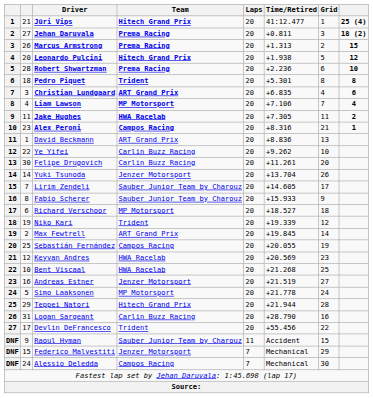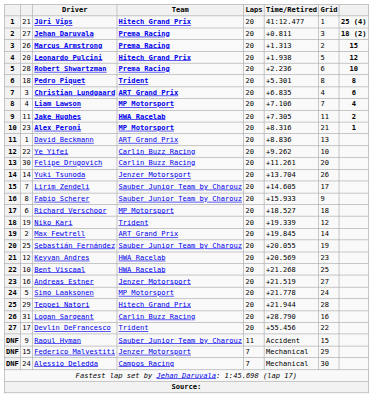(146, 128) Campos Racing -> (146, 128) MP Motorsport
(146, 246) Campos Racing -> (180, 246) Sauber Junior Team by Charouz
